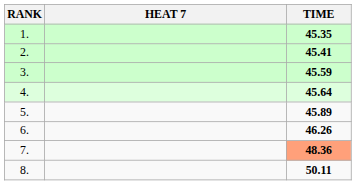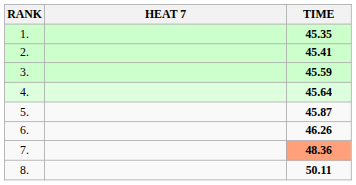(319, 112) 45.89 -> (319, 112) 45.87
